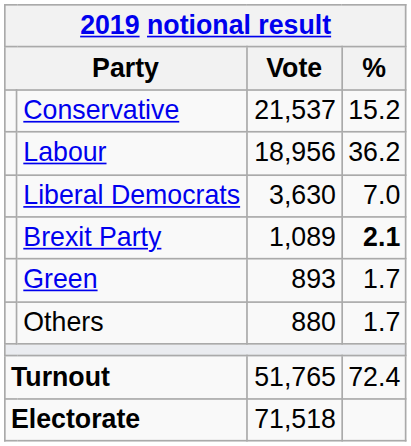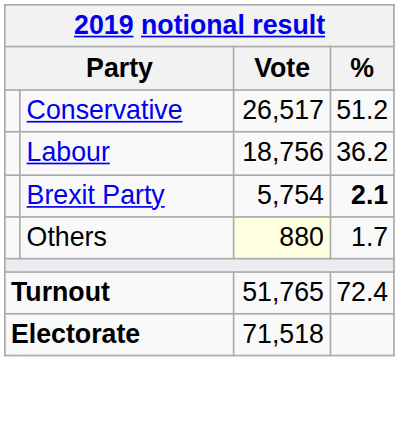(295, 110) 21,537 -> (283, 110) 26,517
(374, 110) 15.2 -> (362, 110) 51.2
(295, 152) 18,956 -> (283, 152) 18,756
- row: (132, 195)
(302, 237) 1,089 -> (290, 195) 5,754
- row: (60, 279)
(314, 322) no background -> (302, 237) lightyellow background
